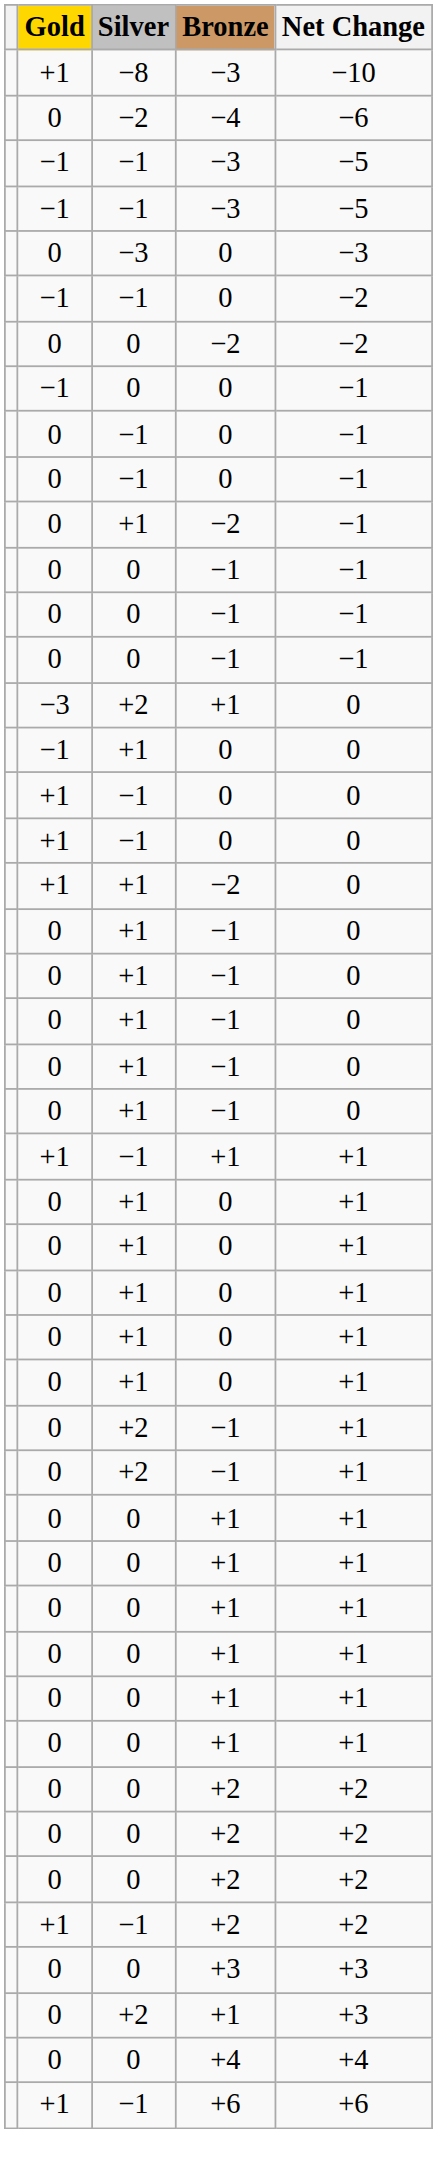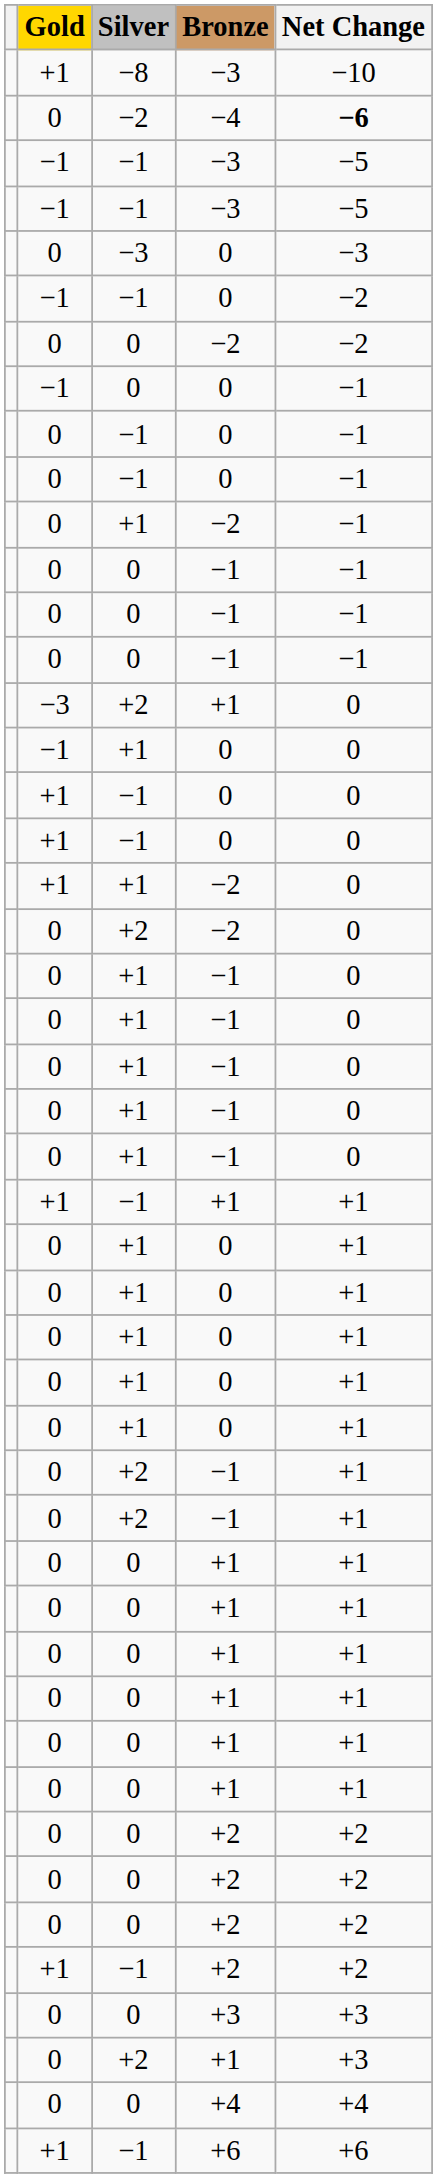(353, 117) normal -> (353, 117) bold
+ row: (133, 930)
